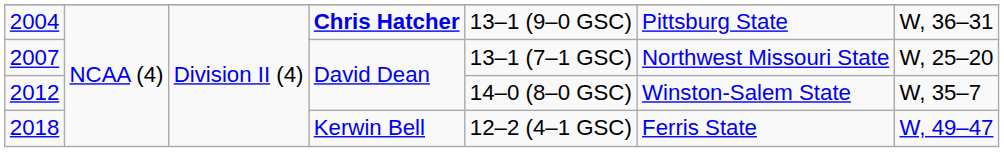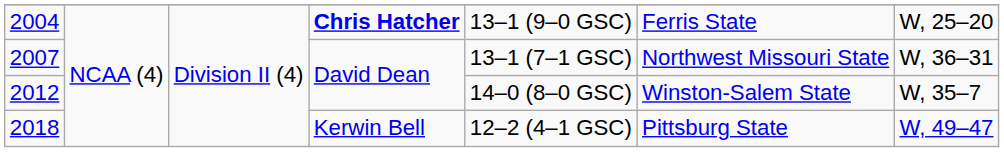(715, 22) Pittsburg State -> (700, 22) Ferris State
(946, 22) W, 36–31 -> (946, 22) W, 25–20
(946, 57) W, 25–20 -> (946, 57) W, 36–31
(700, 127) Ferris State -> (715, 127) Pittsburg State
